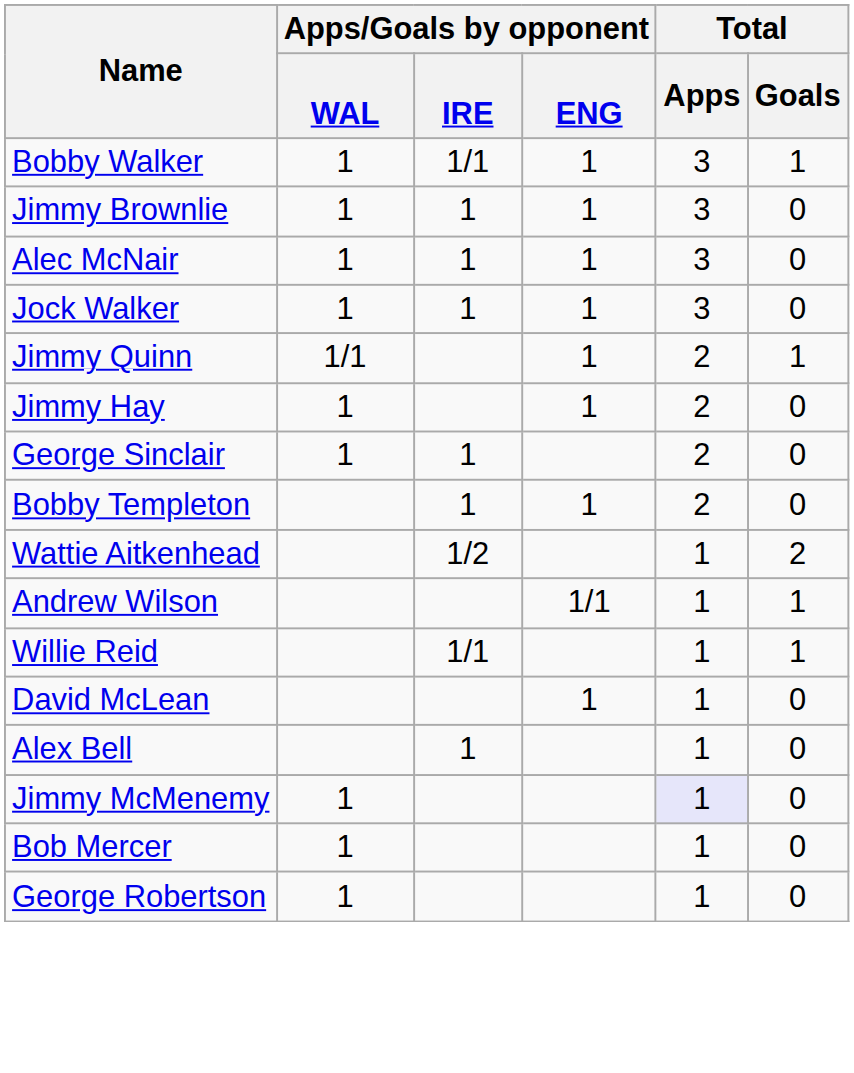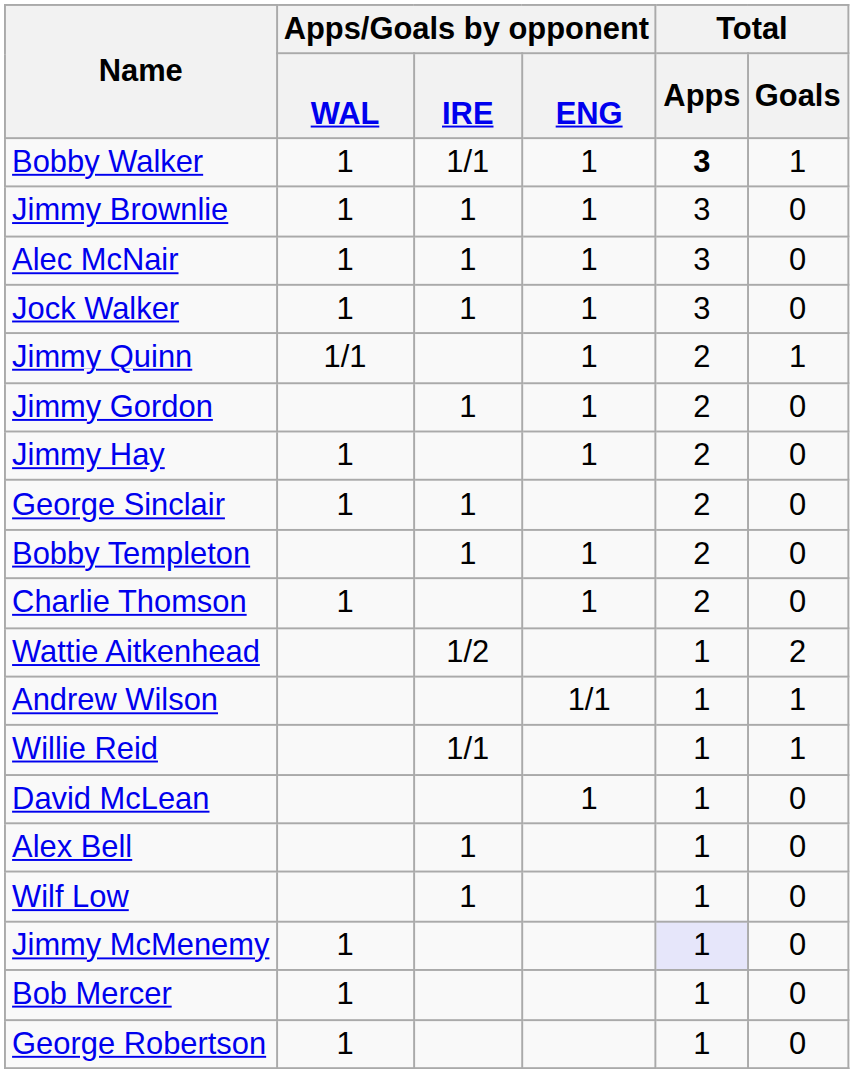(702, 161) normal -> (702, 161) bold
+ row: (112, 406)
+ row: (129, 602)
+ row: (70, 896)
